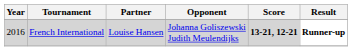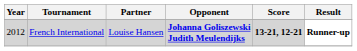(16, 33) 2016 -> (16, 33) 2012
(207, 33) normal -> (209, 33) bold
